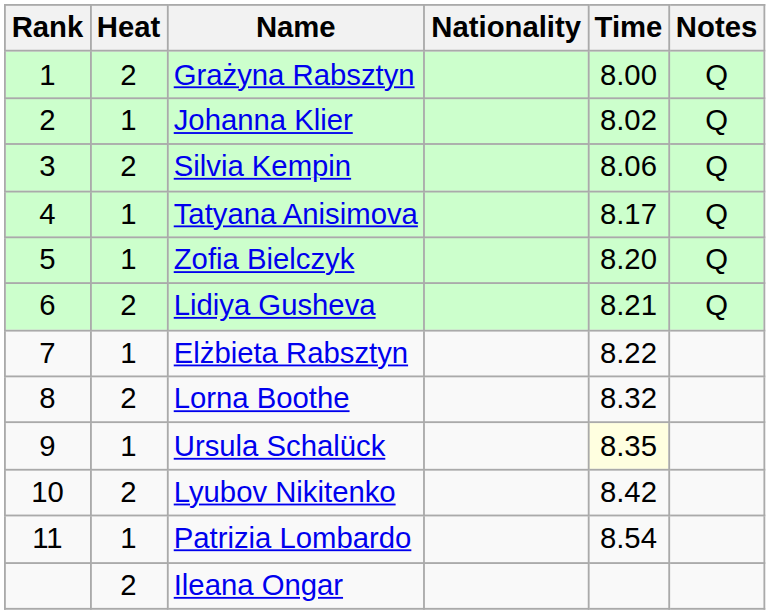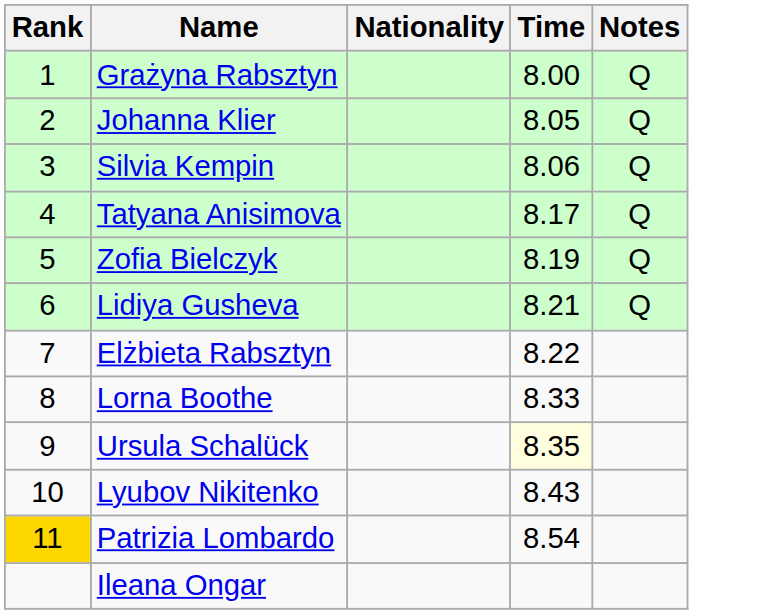- column: (128, 27)
(628, 120) 8.02 -> (551, 120) 8.05
(628, 259) 8.20 -> (551, 259) 8.19
(628, 399) 8.32 -> (551, 399) 8.33
(628, 492) 8.42 -> (551, 492) 8.43
(47, 538) no background -> (47, 538) gold background
